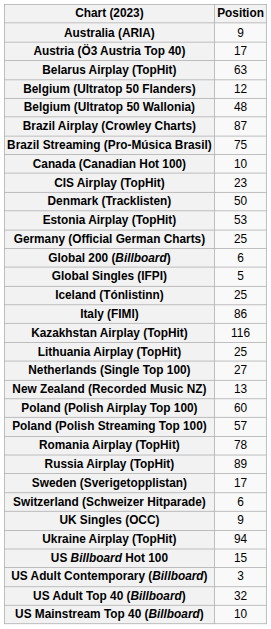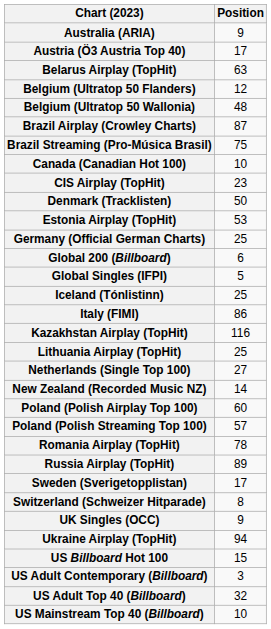(241, 389) 13 -> (241, 389) 14
(241, 502) 6 -> (241, 502) 8
